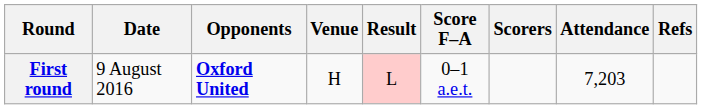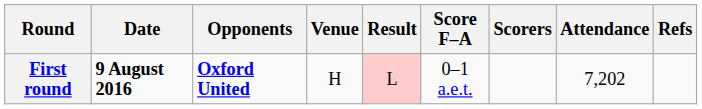(129, 78) normal -> (130, 78) bold
(605, 78) 7,203 -> (605, 78) 7,202
